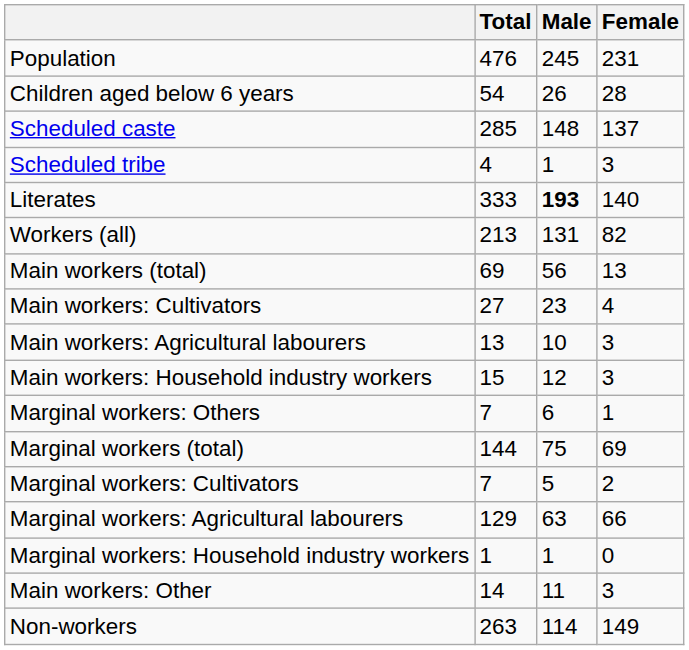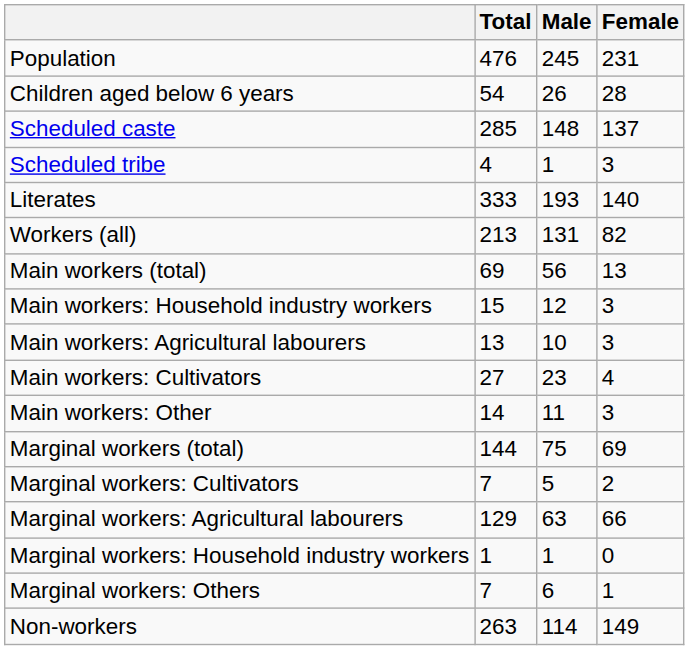(560, 199) bold -> (560, 199) normal
rows swapped: (136, 306) <-> (221, 377)
rows swapped: (111, 590) <-> (135, 413)
